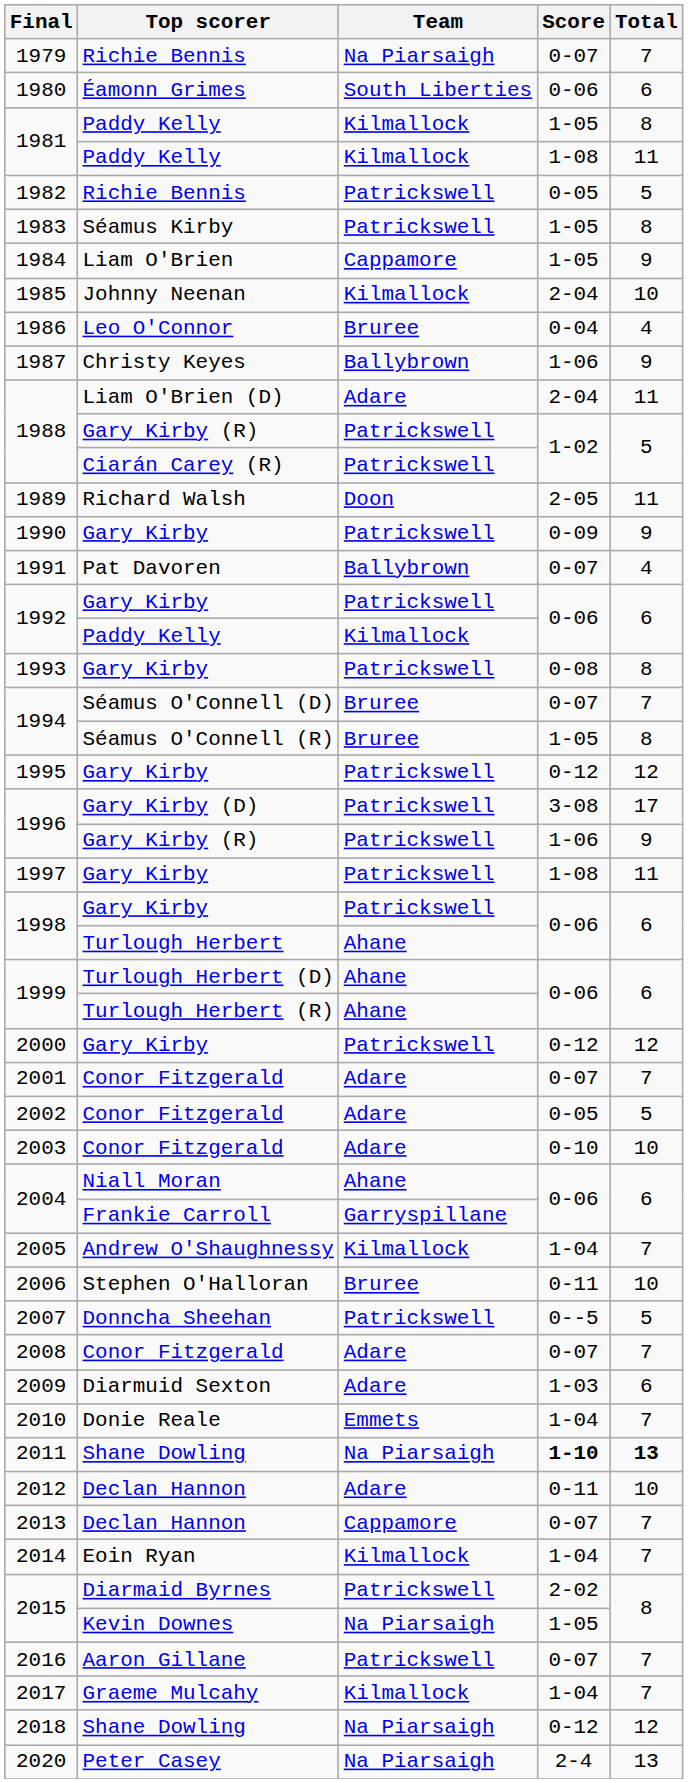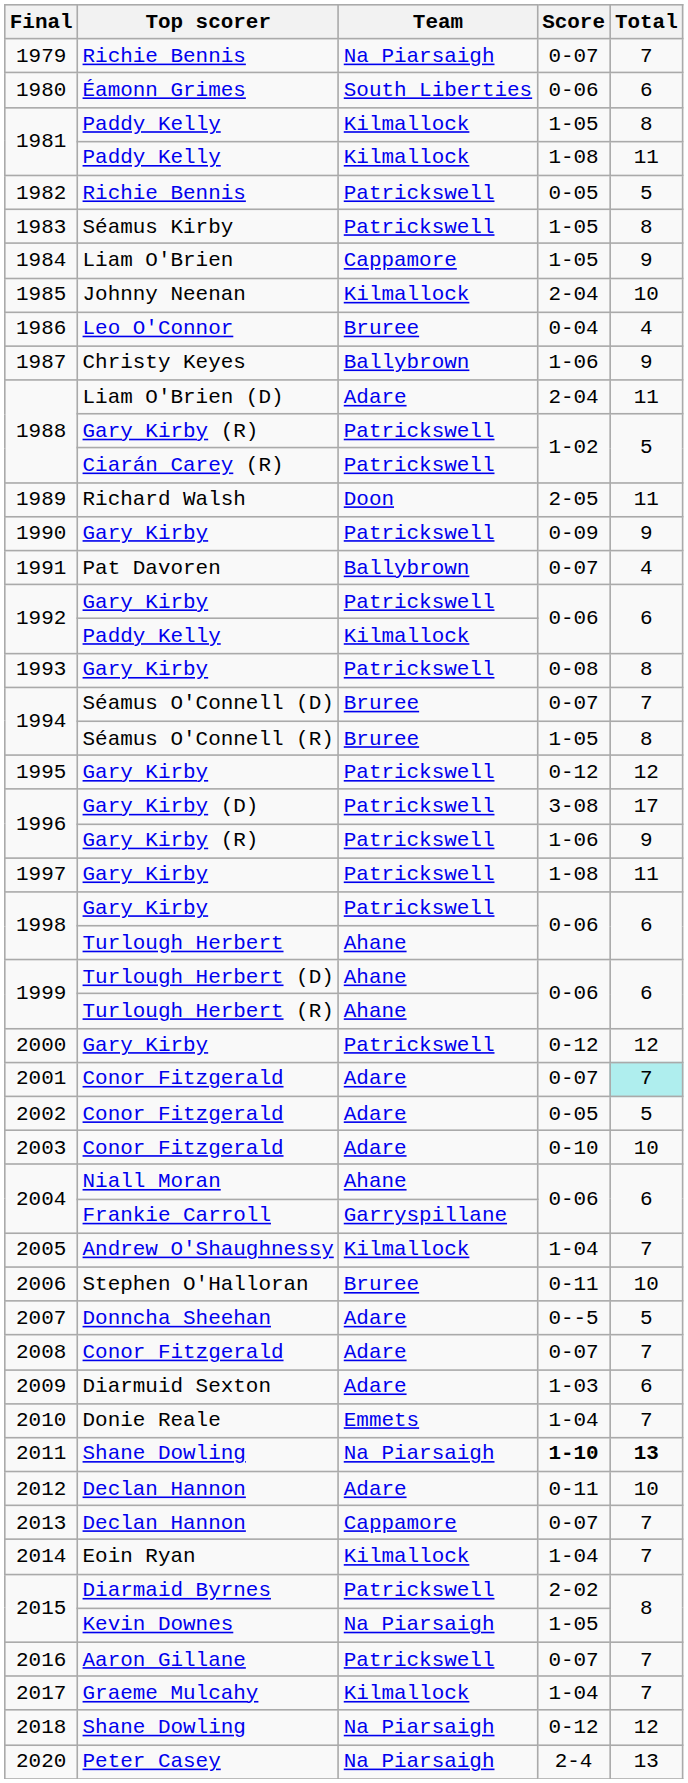(646, 1079) no background -> (646, 1079) paleturquoise background
(419, 1318) Patrickswell -> (375, 1318) Adare
